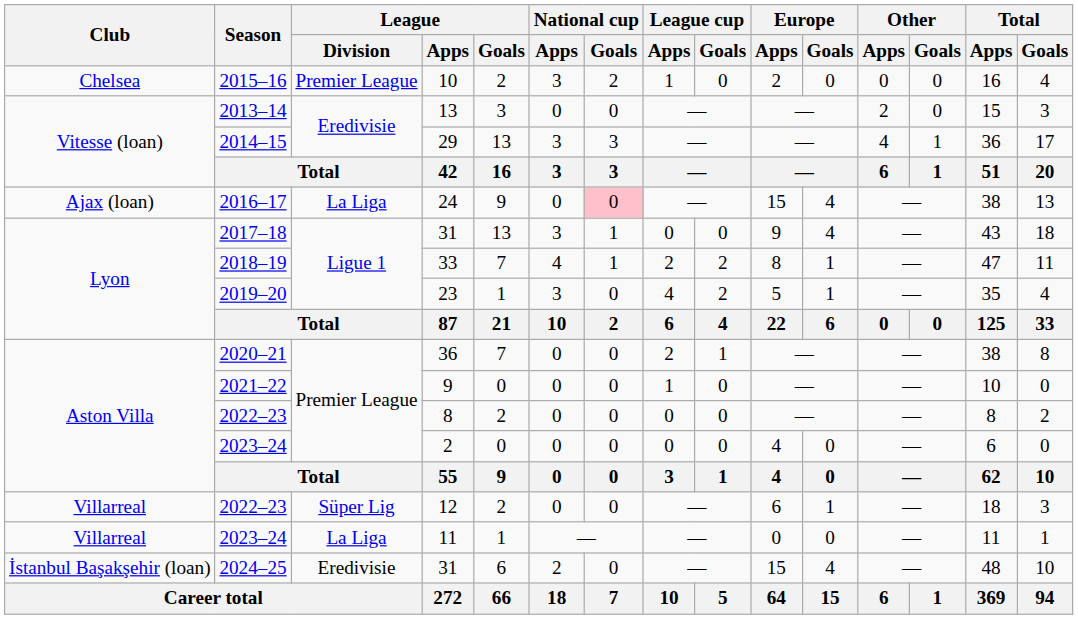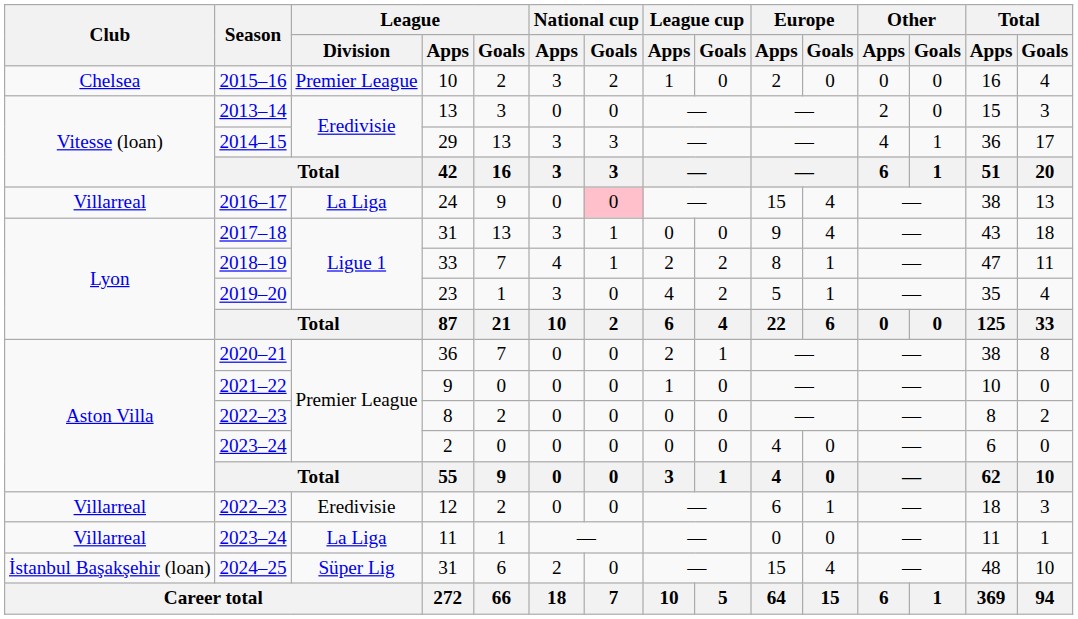(110, 202) Ajax (loan) -> (110, 202) Villarreal
(357, 506) Süper Lig -> (357, 506) Eredivisie
(357, 567) Eredivisie -> (357, 567) Süper Lig
